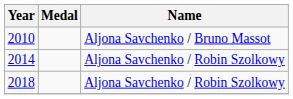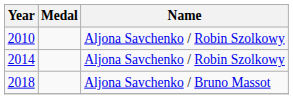(177, 38) Aljona Savchenko / Bruno Massot -> (185, 38) Aljona Savchenko / Robin Szolkowy
(185, 83) Aljona Savchenko / Robin Szolkowy -> (177, 83) Aljona Savchenko / Bruno Massot
